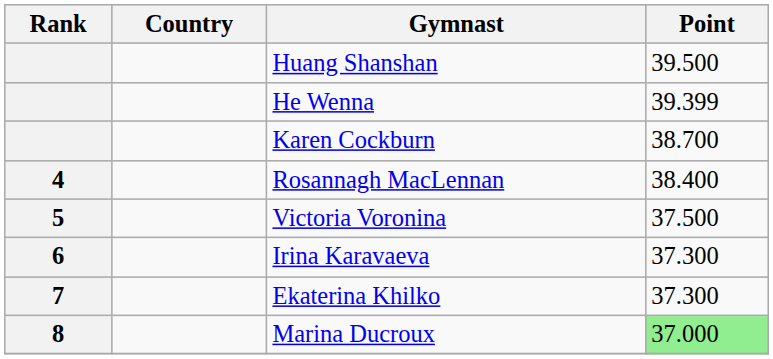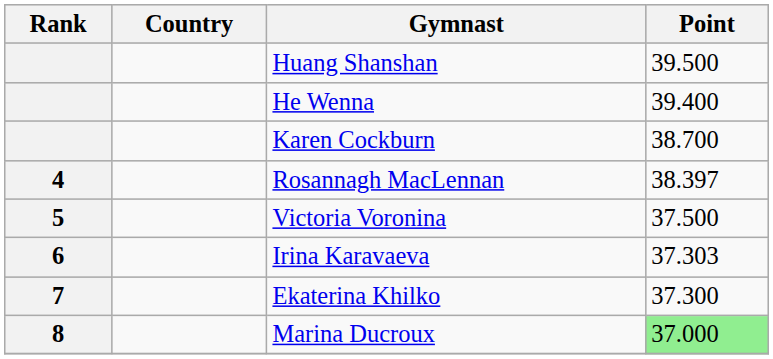(685, 101) 39.399 -> (685, 101) 39.400
(685, 179) 38.400 -> (685, 179) 38.397
(685, 256) 37.300 -> (685, 256) 37.303
